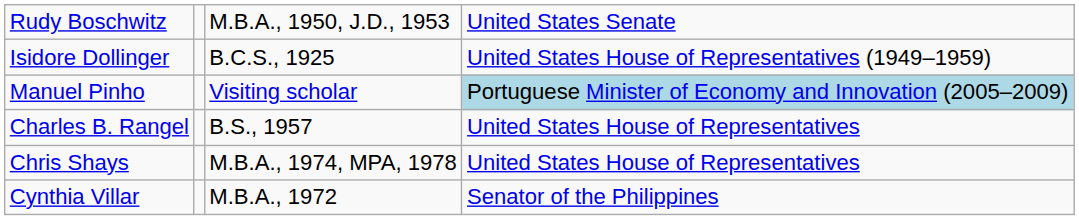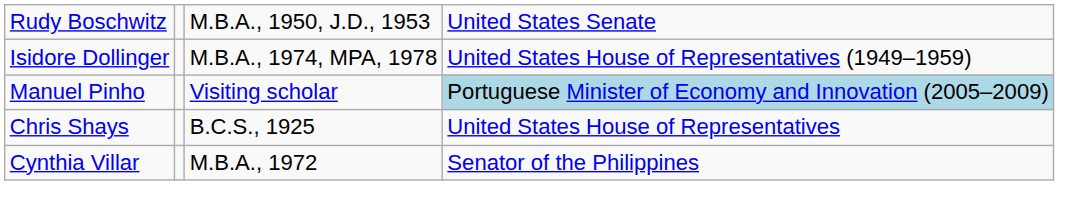(272, 57) B.C.S., 1925 -> (313, 57) M.B.A., 1974, MPA, 1978
- row: (99, 127)
(333, 162) M.B.A., 1974, MPA, 1978 -> (252, 127) B.C.S., 1925
